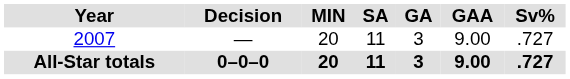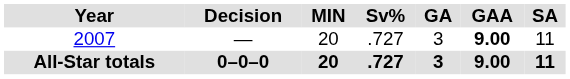columns swapped: (376, 15) <-> (535, 15)
(473, 39) normal -> (492, 39) bold
